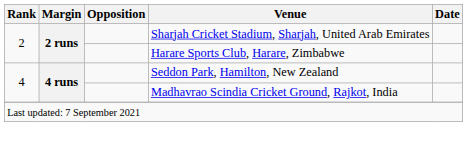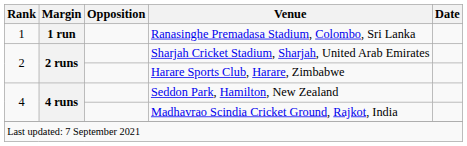+ row: (283, 33)
